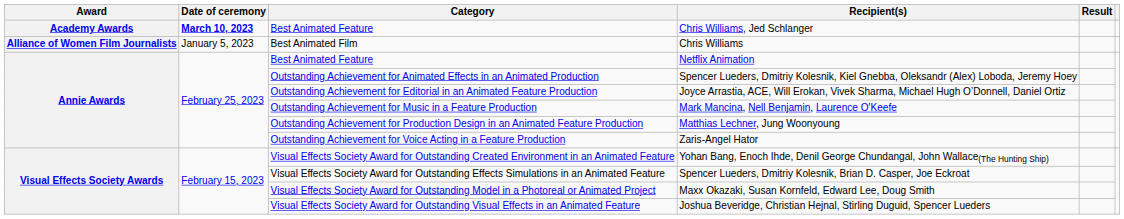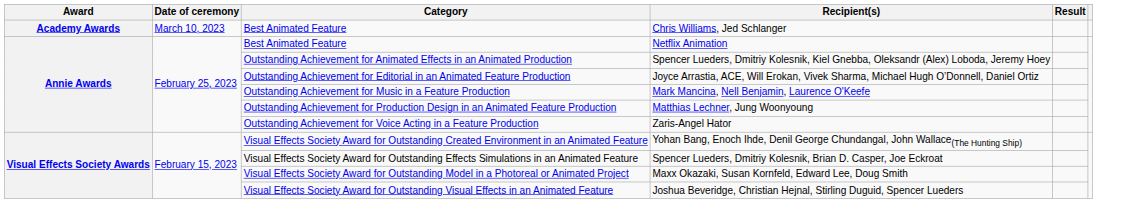(217, 28) bold -> (190, 28) normal
- row: (711, 44)
